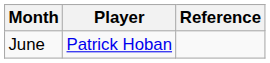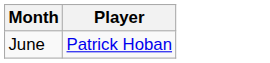- column: (220, 17)
